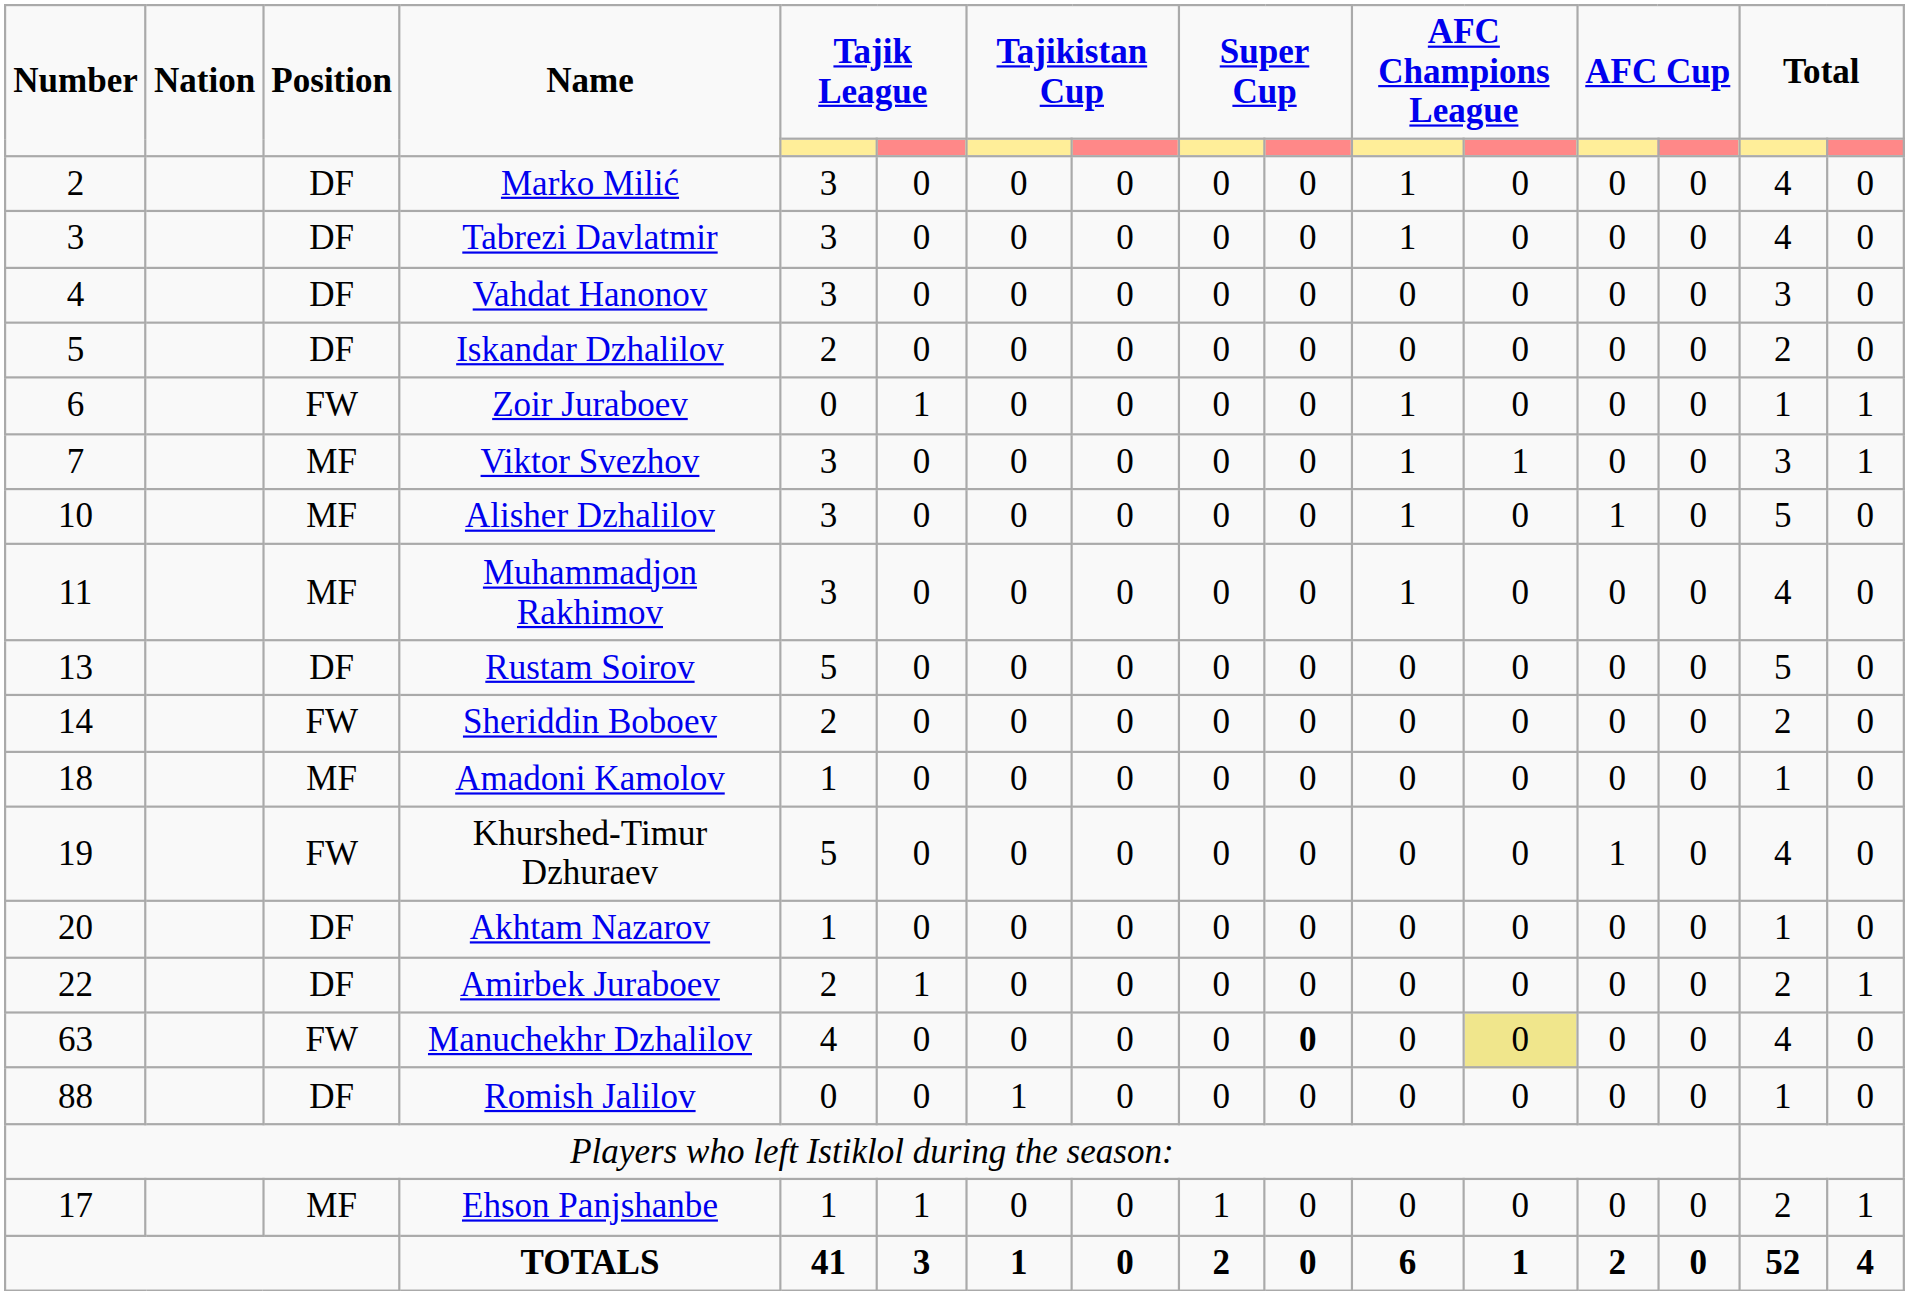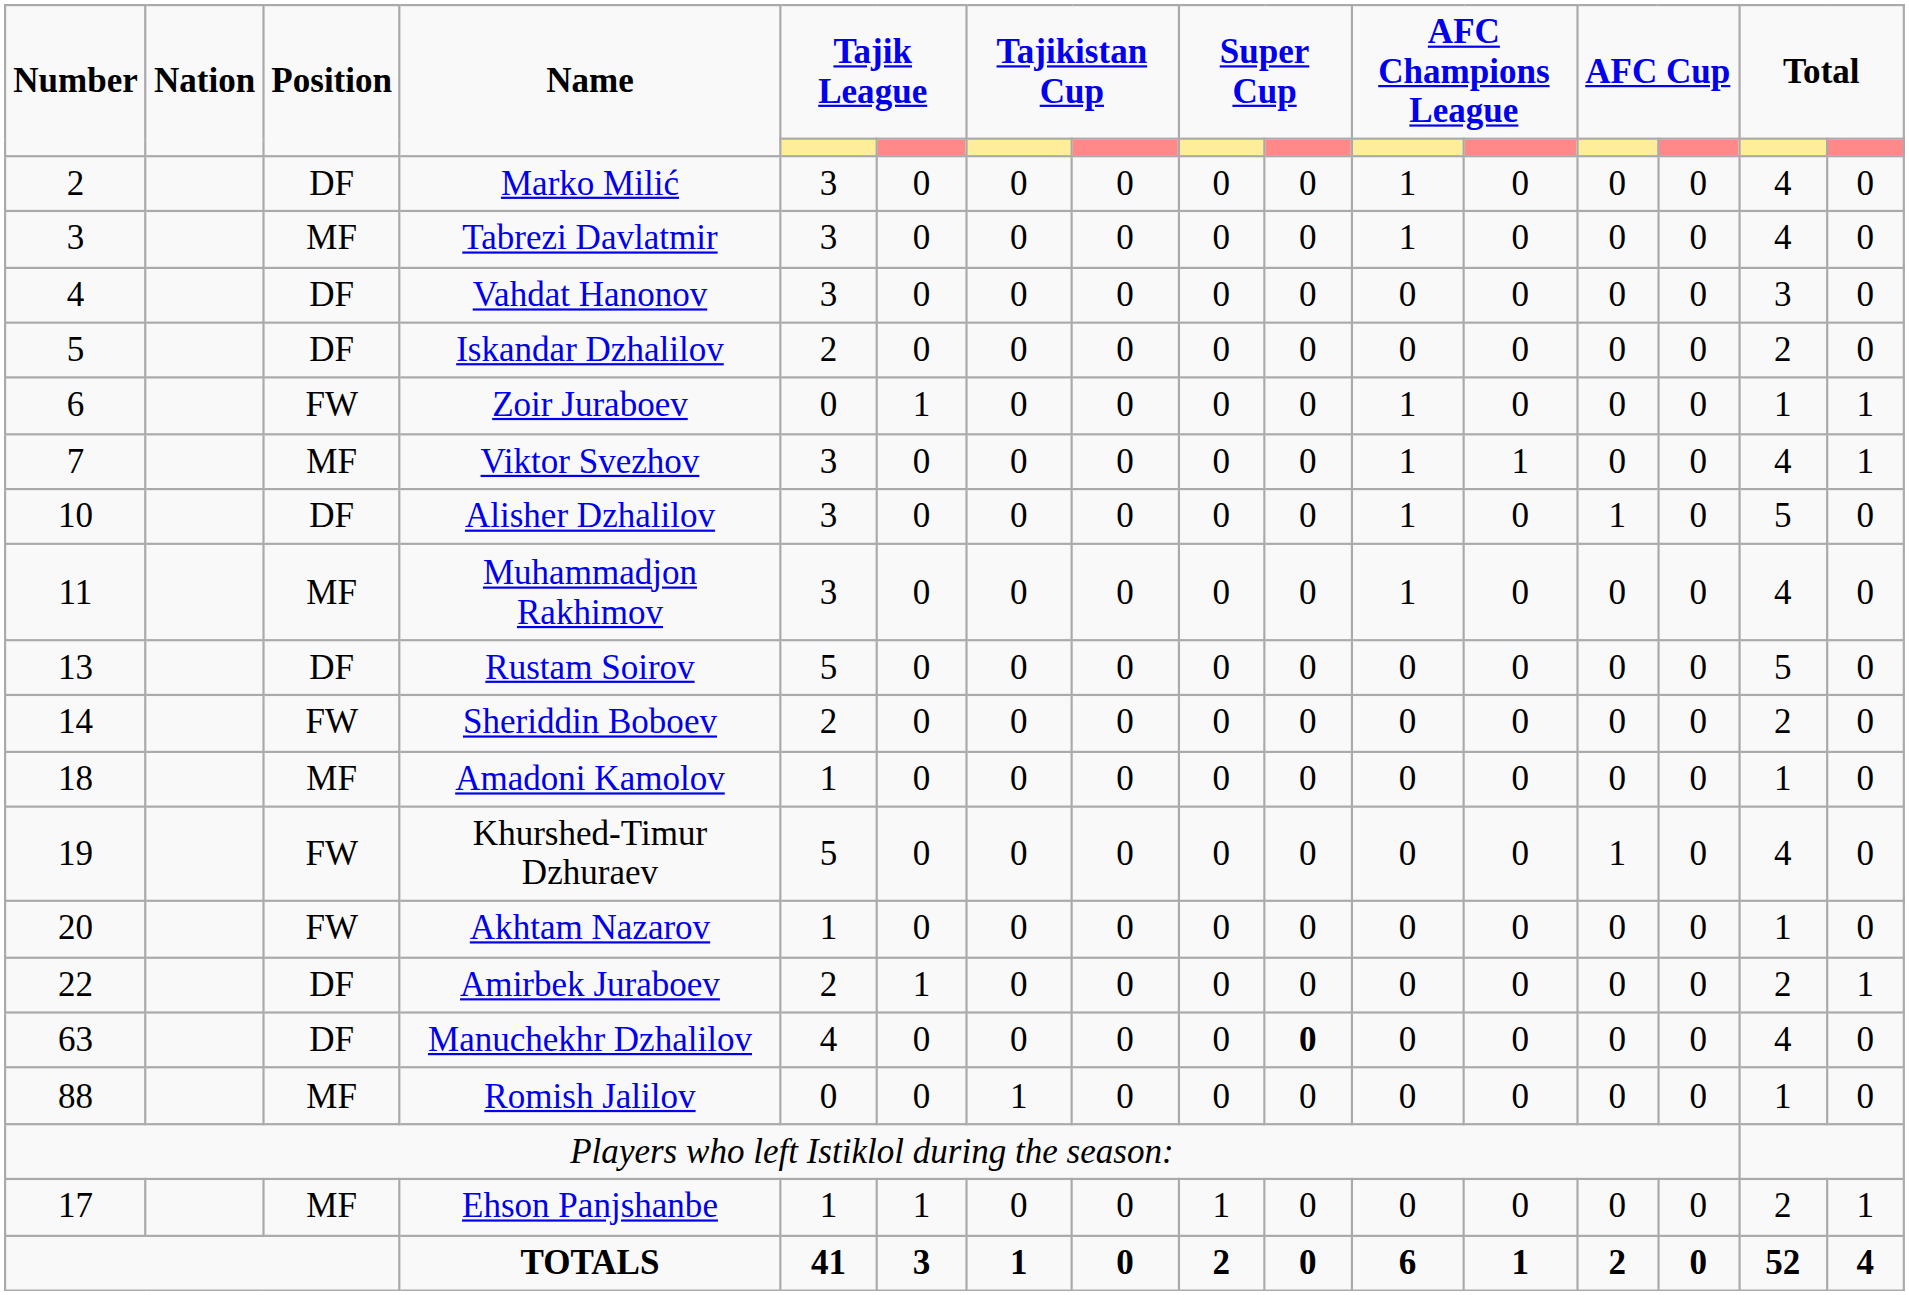(332, 238) DF -> (332, 238) MF
(1783, 460) 3 -> (1783, 460) 4
(332, 516) MF -> (332, 516) DF
(332, 928) DF -> (332, 928) FW
(332, 1039) FW -> (332, 1039) DF
(1520, 1039) khaki background -> (1520, 1039) no background
(332, 1095) DF -> (332, 1095) MF
